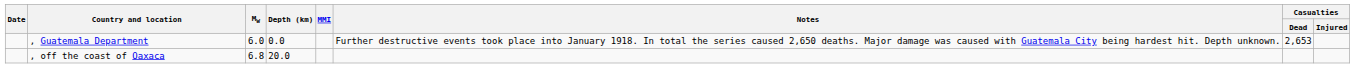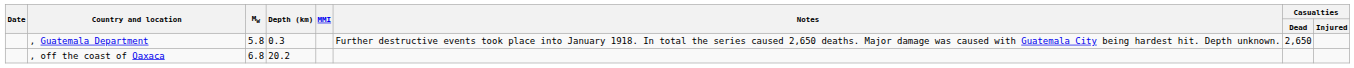(256, 41) 6.0 -> (256, 41) 5.8
(276, 41) 0.0 -> (276, 41) 0.3
(1298, 41) 2,653 -> (1298, 41) 2,650
(279, 56) 20.0 -> (279, 56) 20.2
